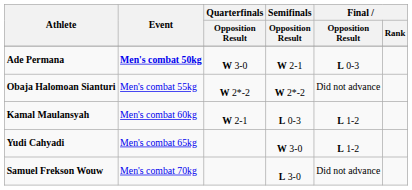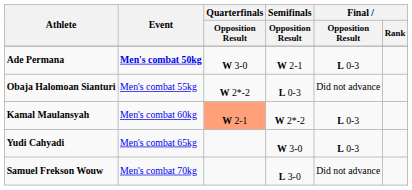(290, 93) W 2*-2 -> (290, 93) L 0-3
(235, 121) no background -> (235, 121) lightsalmon background
(290, 121) L 0-3 -> (290, 121) W 2*-2
(348, 121) L 1-2 -> (348, 121) L 0-3
(348, 148) L 1-2 -> (348, 148) L 0-3
